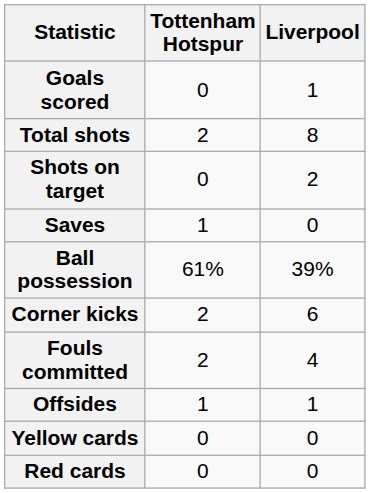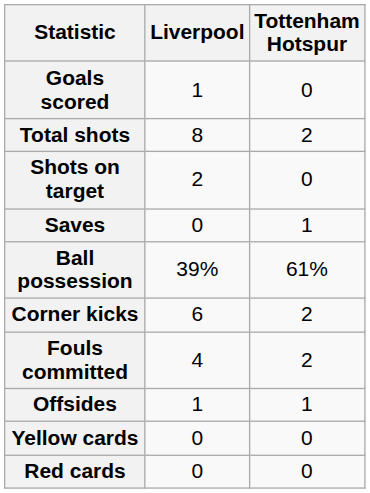columns swapped: (203, 32) <-> (313, 32)
